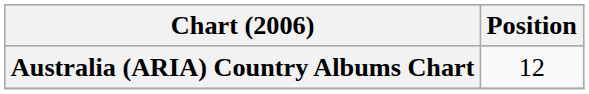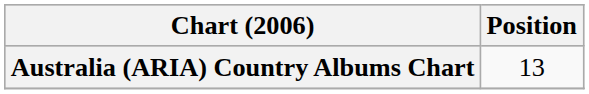(532, 66) 12 -> (532, 66) 13
